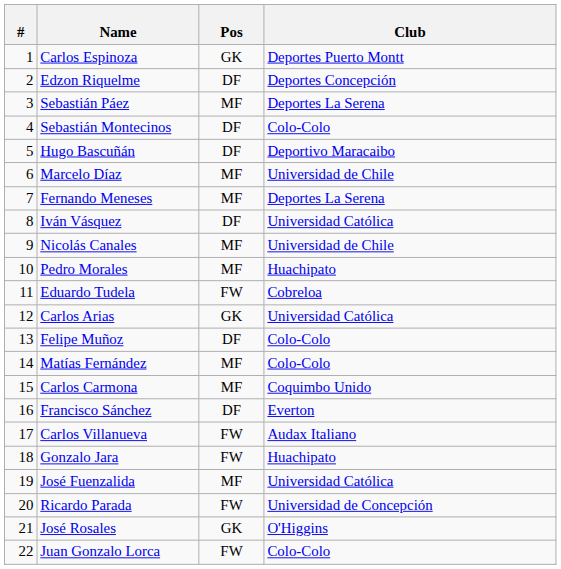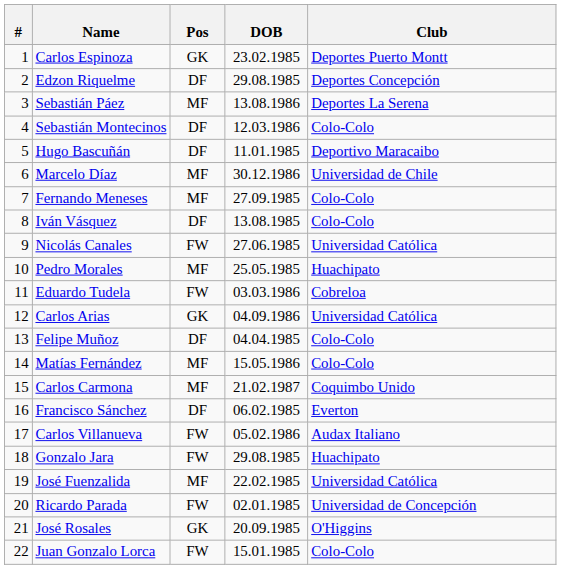+ column: (266, 33)
(326, 198) Deportes La Serena -> (343, 198) Colo-Colo
(330, 221) Universidad Católica -> (343, 221) Colo-Colo
(232, 245) MF -> (197, 245) FW
(331, 245) Universidad de Chile -> (374, 245) Universidad Católica
